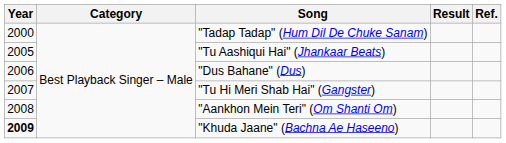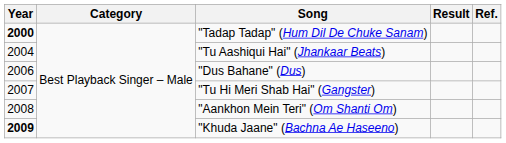(20, 33) normal -> (20, 33) bold
(20, 52) 2005 -> (20, 52) 2004
